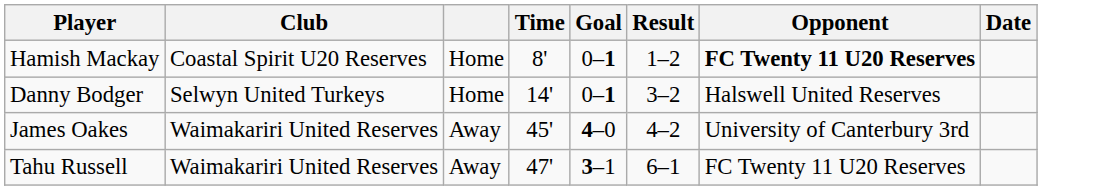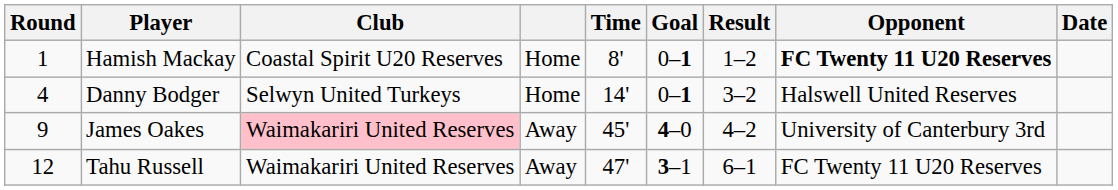+ column: (43, 22)
(304, 130) no background -> (380, 130) pink background
